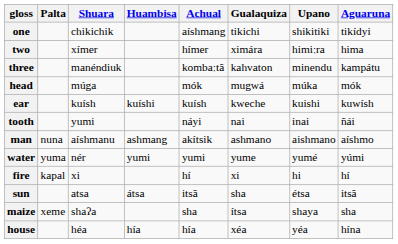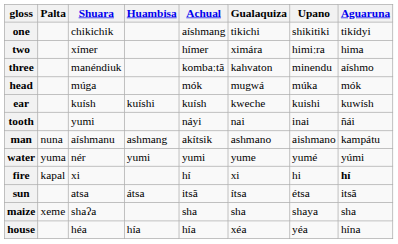(360, 67) kampátu -> (357, 67) aíshmo
(357, 139) aíshmo -> (360, 139) kampátu
(345, 175) normal -> (346, 175) bold
(238, 193) sha -> (239, 193) ítsa
(239, 211) ítsa -> (238, 211) sha
